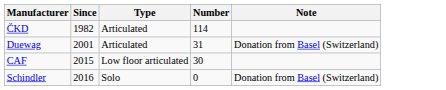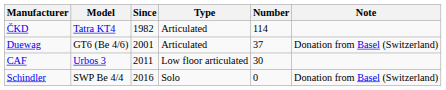+ column: (101, 12)
(198, 45) 31 -> (258, 45) 37
(83, 61) 2015 -> (143, 61) 2011
